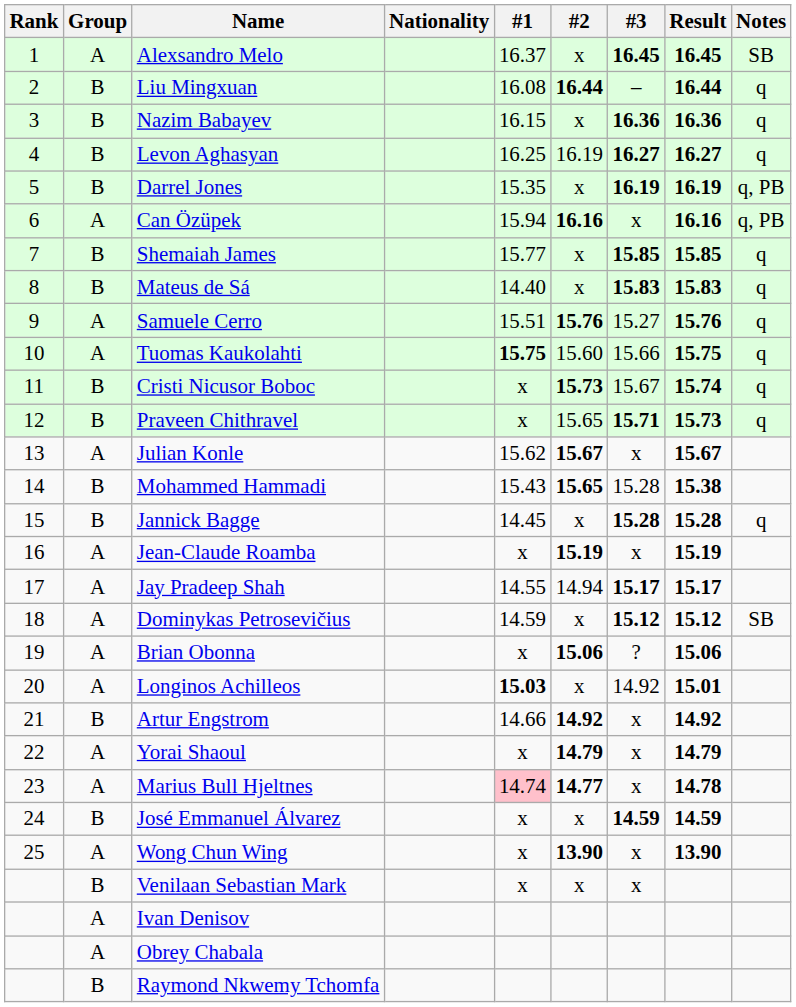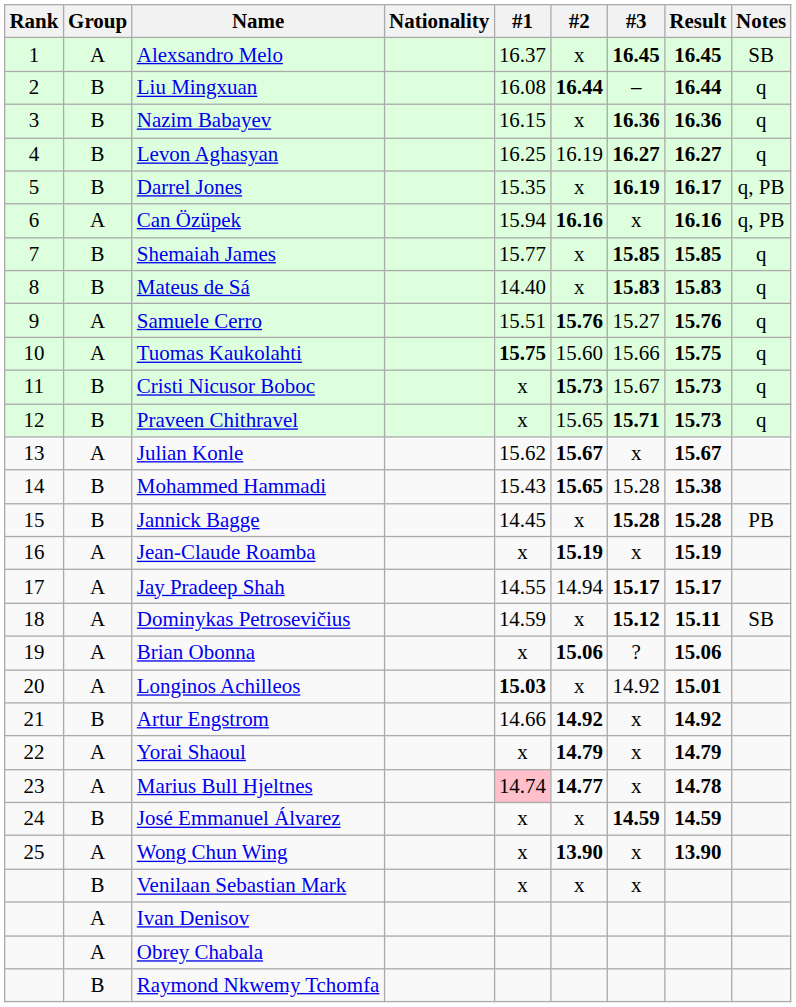(698, 187) 16.19 -> (698, 187) 16.17
(698, 386) 15.74 -> (698, 386) 15.73
(761, 519) q -> (761, 519) PB
(698, 619) 15.12 -> (698, 619) 15.11
